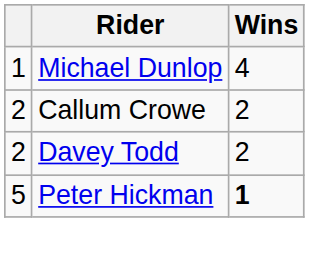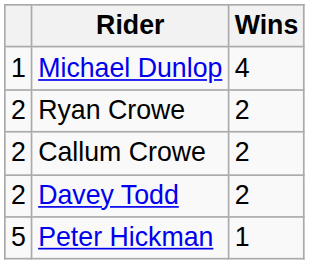+ row: (112, 110)
(242, 195) bold -> (242, 237) normal
